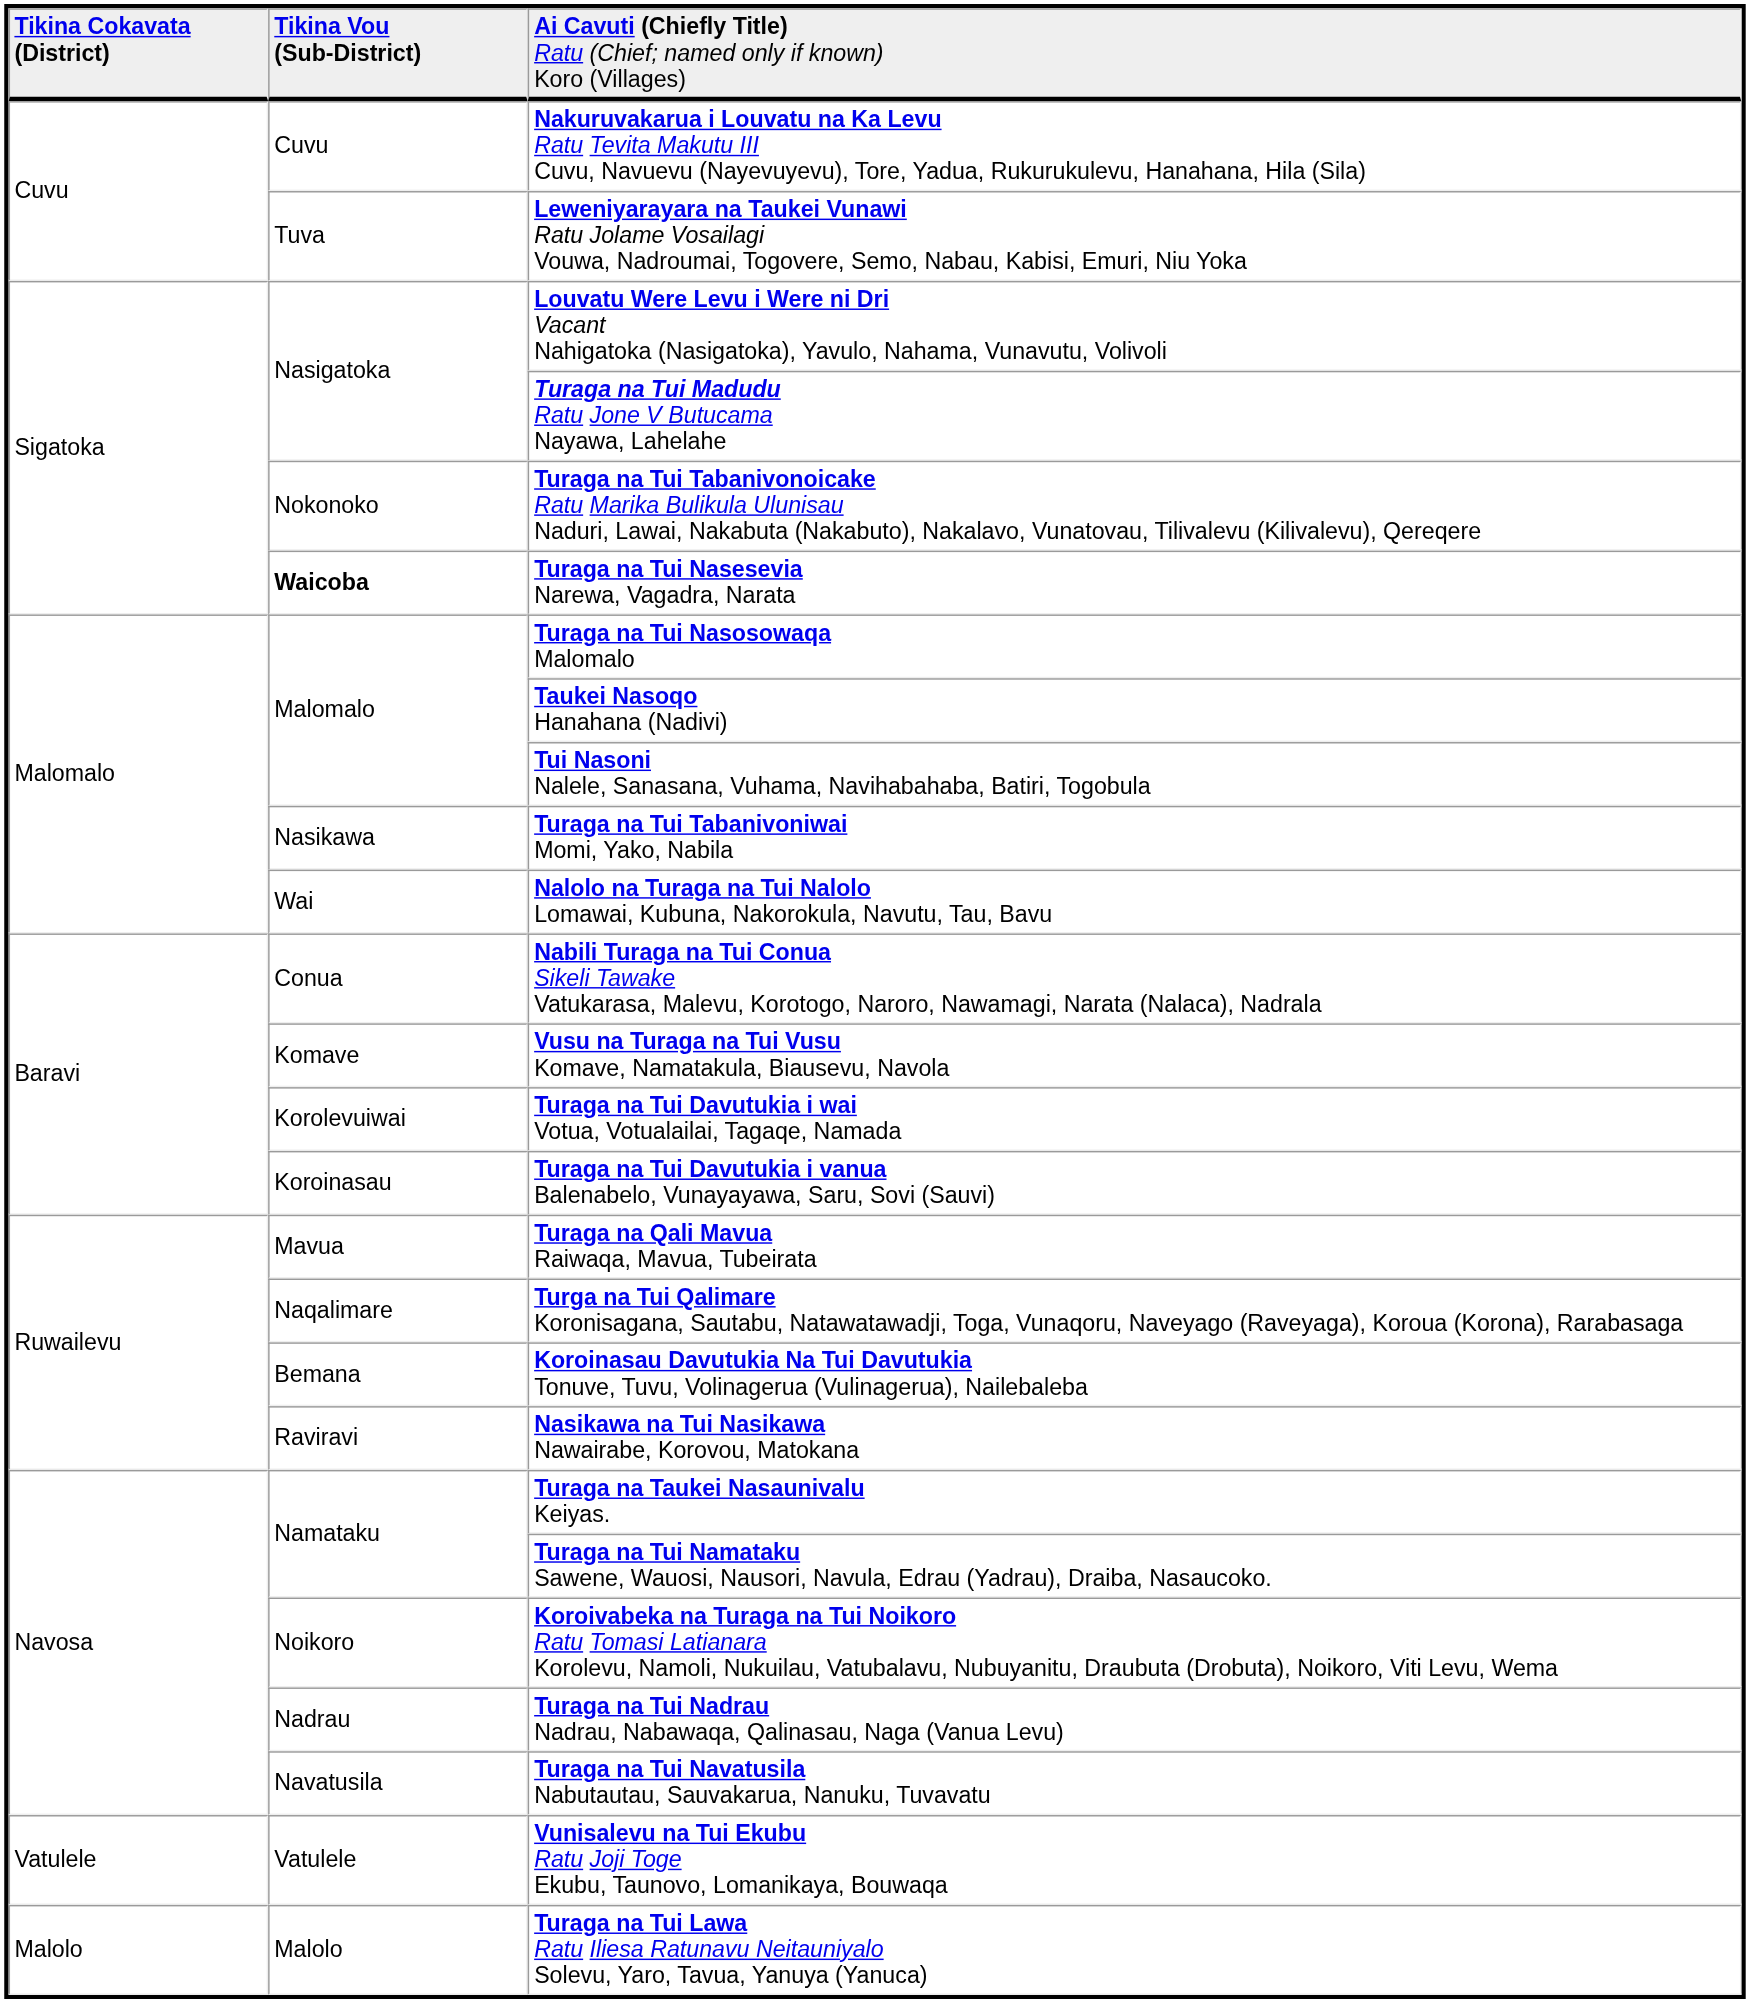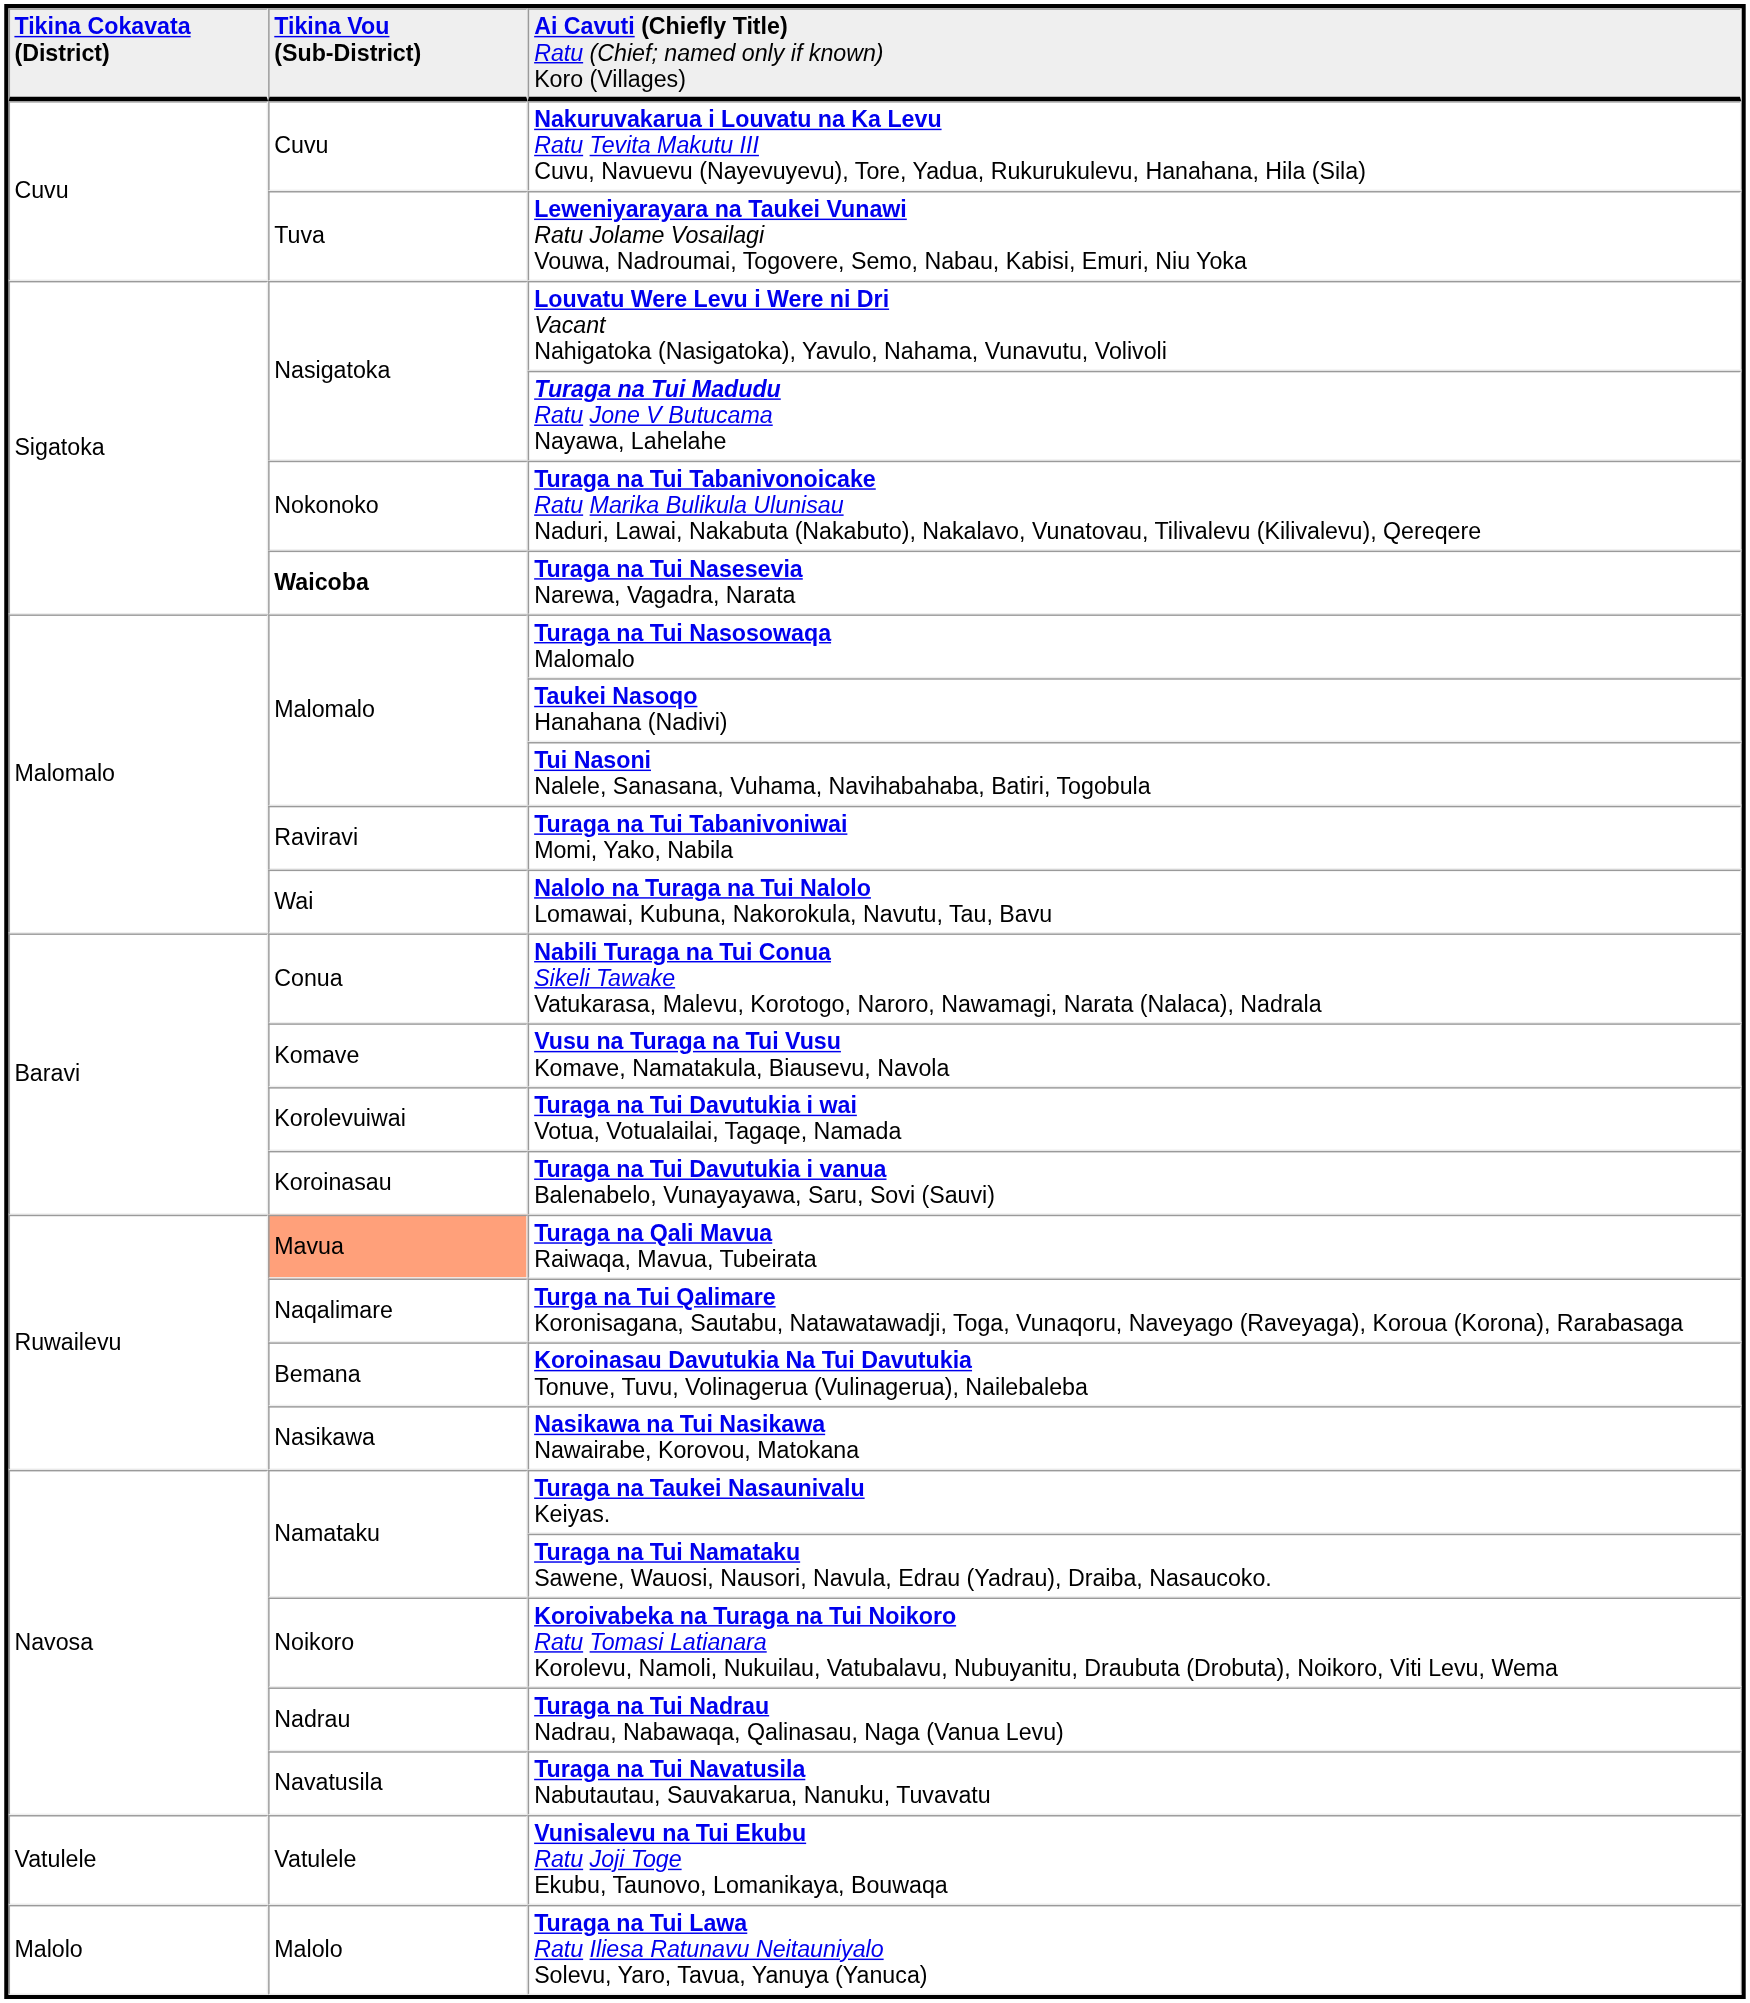(325, 837) Nasikawa -> (316, 837) Raviravi
(309, 1246) no background -> (309, 1246) lightsalmon background
(316, 1437) Raviravi -> (325, 1437) Nasikawa
